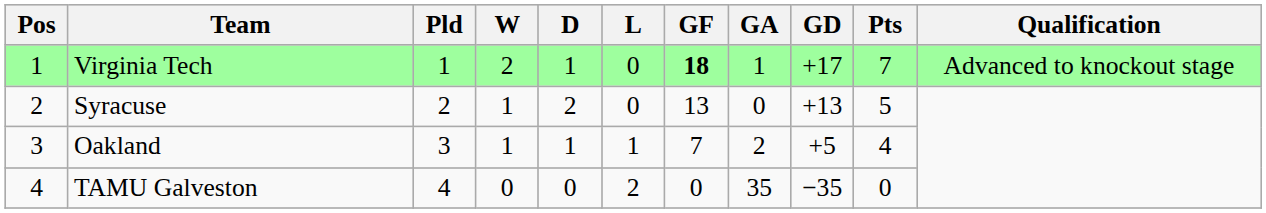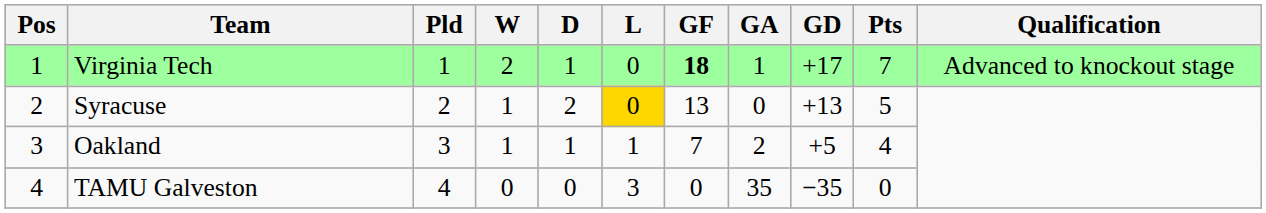(633, 106) no background -> (633, 106) gold background
(633, 187) 2 -> (633, 187) 3
